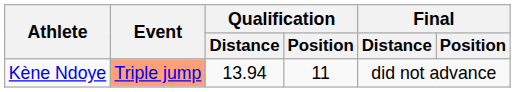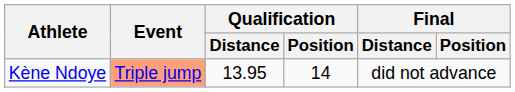(245, 73) 13.94 -> (245, 73) 13.95
(321, 73) 11 -> (321, 73) 14
